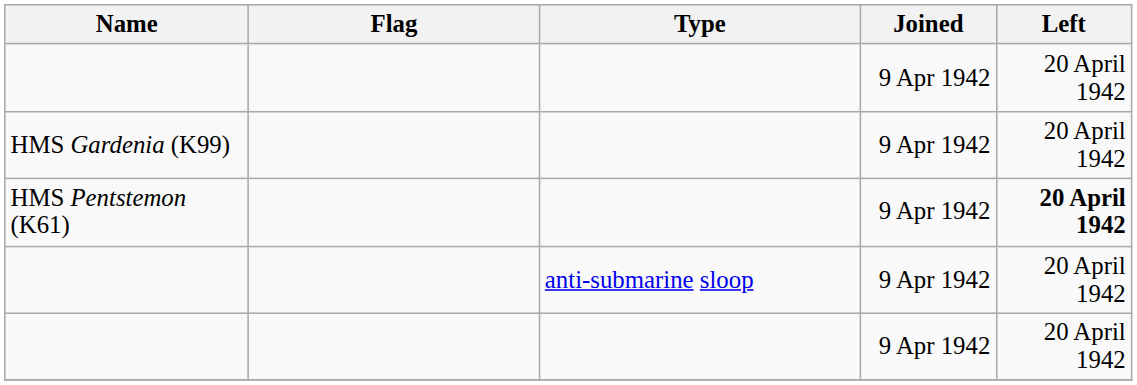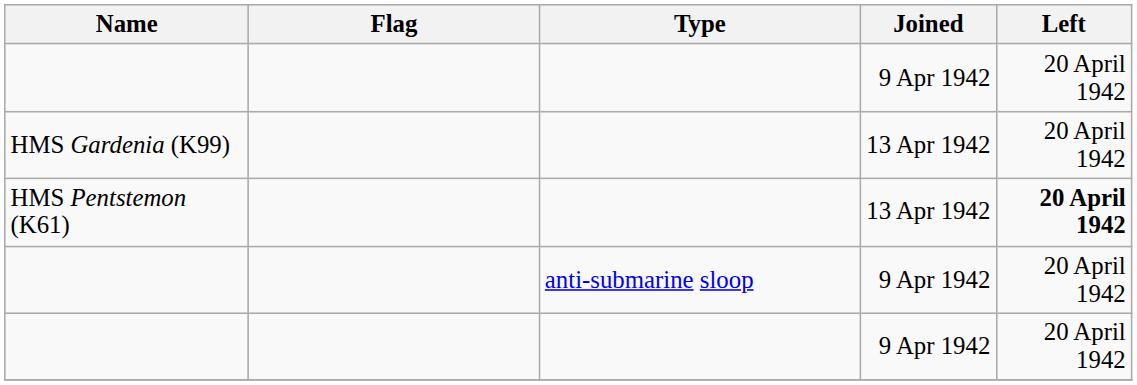(934, 144) 9 Apr 1942 -> (928, 144) 13 Apr 1942
(934, 211) 9 Apr 1942 -> (928, 211) 13 Apr 1942
